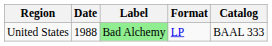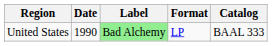(86, 31) 1988 -> (86, 31) 1990
